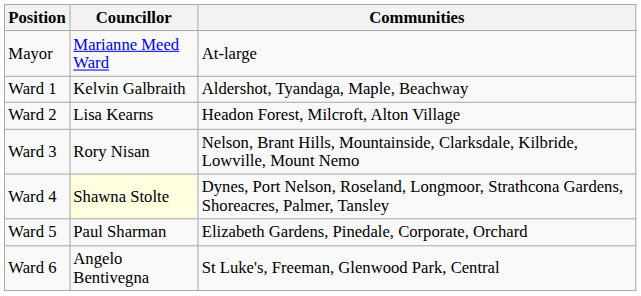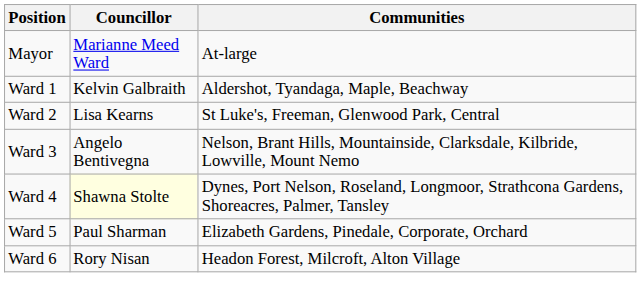(331, 115) Headon Forest, Milcroft, Alton Village -> (351, 115) St Luke's, Freeman, Glenwood Park, Central
(111, 151) Rory Nisan -> (111, 151) Angelo Bentivegna
(111, 267) Angelo Bentivegna -> (111, 258) Rory Nisan
(351, 267) St Luke's, Freeman, Glenwood Park, Central -> (331, 258) Headon Forest, Milcroft, Alton Village
